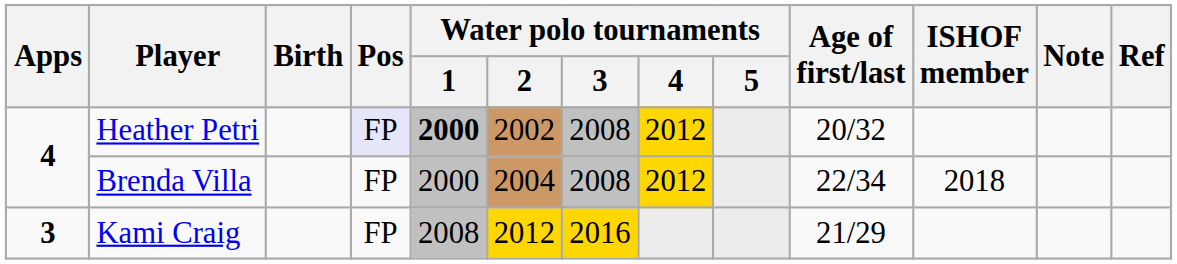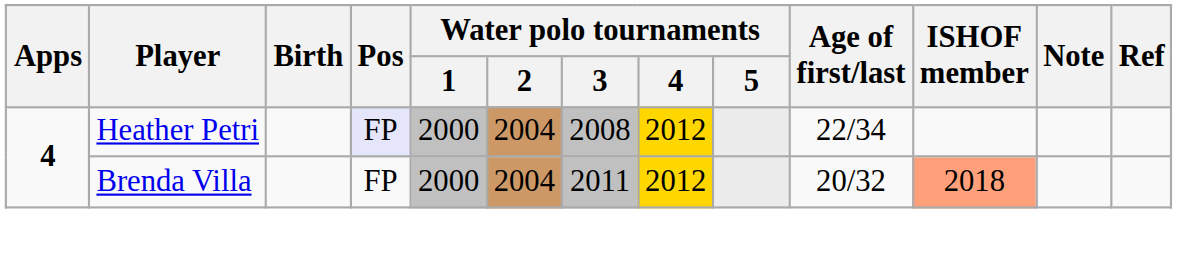(449, 131) bold -> (449, 131) normal
(524, 131) 2002 -> (524, 131) 2004
(851, 131) 20/32 -> (851, 131) 22/34
(600, 181) 2008 -> (600, 181) 2011
(851, 181) 22/34 -> (851, 181) 20/32
(974, 181) no background -> (974, 181) lightsalmon background
- row: (168, 232)
